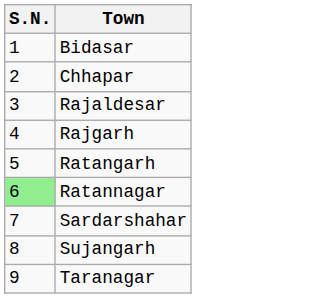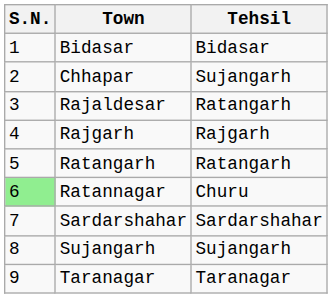+ column: (259, 19)
